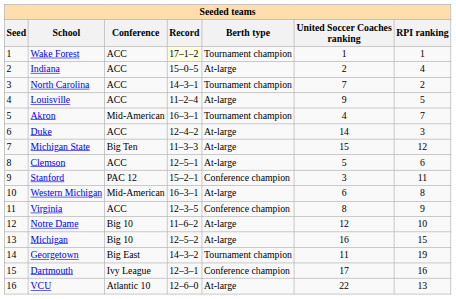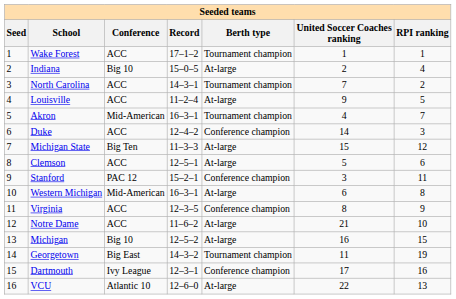(184, 54) lightyellow background -> (184, 54) no background
(117, 69) ACC -> (120, 69) Big 10
(220, 131) At-large -> (247, 131) Conference champion
(120, 224) Big 10 -> (117, 224) ACC
(344, 224) 12 -> (344, 224) 21
